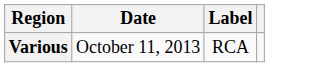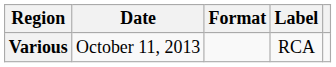+ column: (237, 18)
